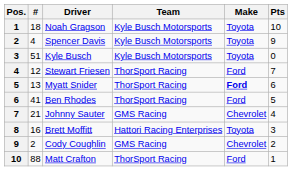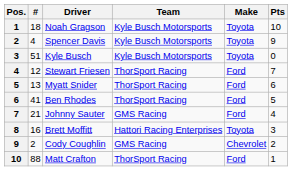(237, 85) bold -> (236, 85) normal
(246, 115) Chevrolet -> (236, 115) Ford
